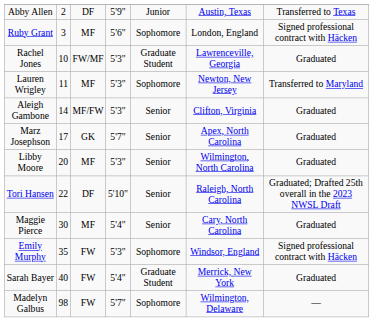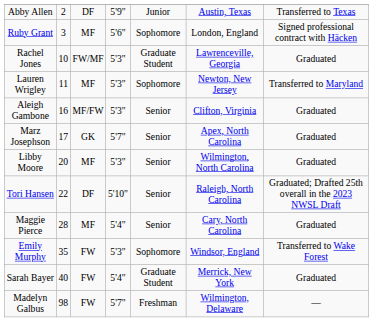(63, 110) 14 -> (63, 110) 16
(63, 225) 30 -> (63, 225) 28
(316, 251) Signed professional contract with Häcken -> (316, 251) Transferred to Wake Forest
(158, 303) Sophomore -> (158, 303) Freshman
